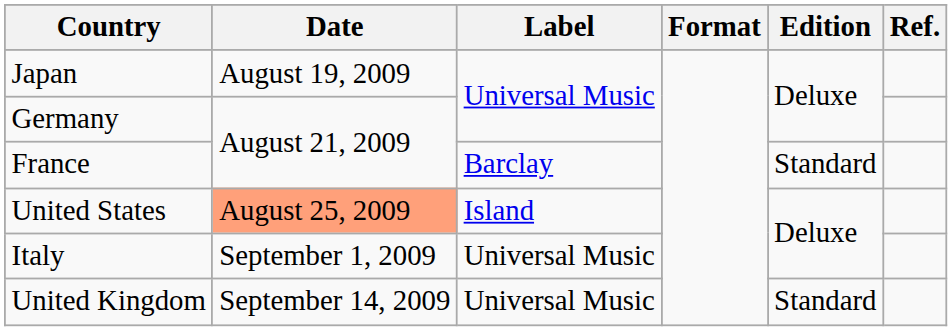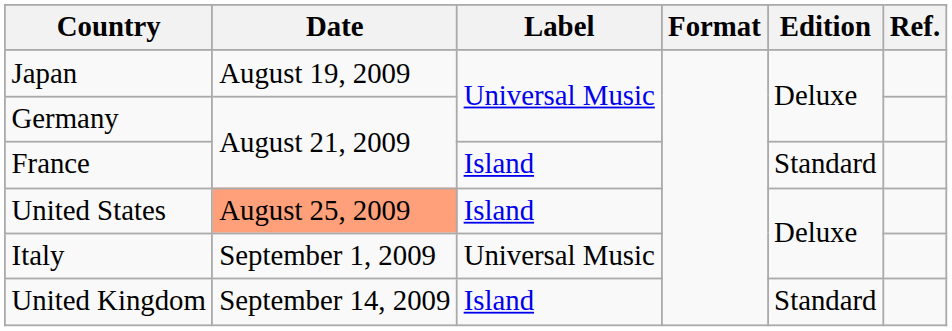(508, 164) Barclay -> (499, 164) Island
(559, 301) Universal Music -> (499, 301) Island
